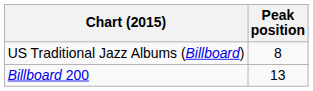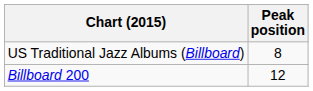(278, 75) 13 -> (278, 75) 12
